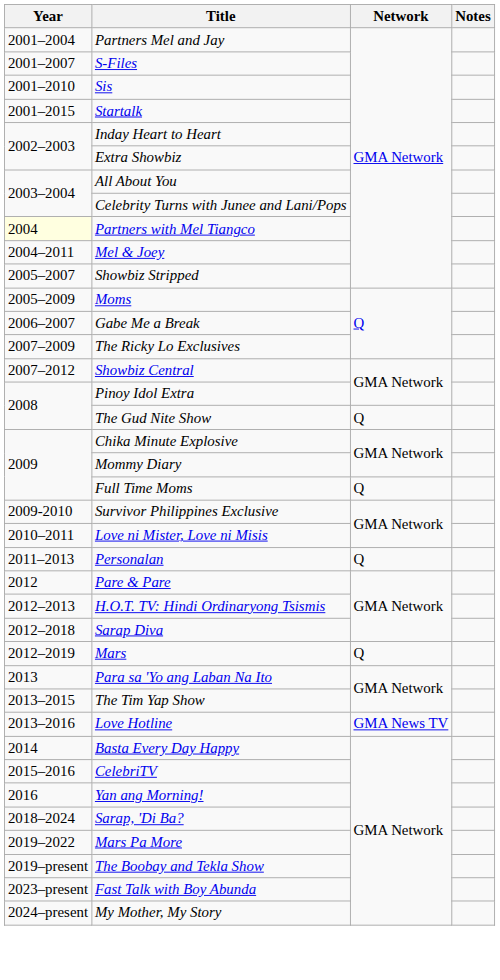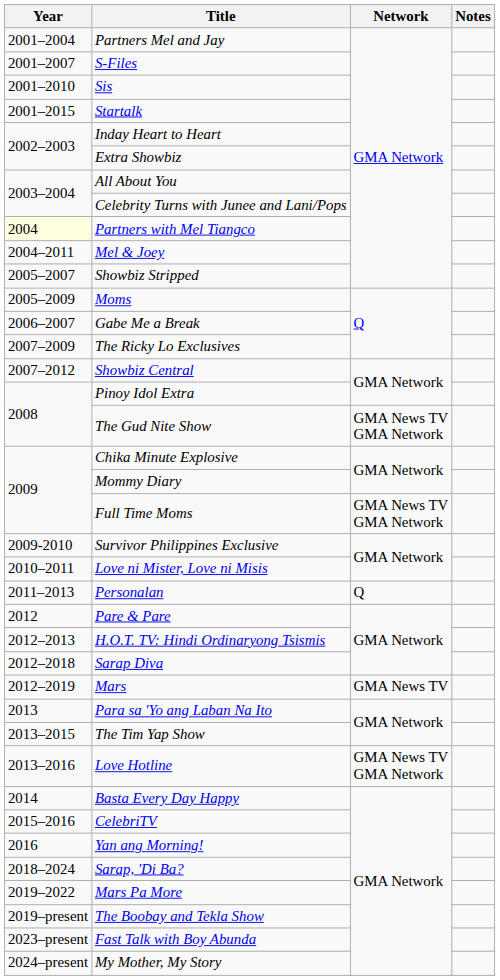(359, 417) Q -> (401, 425) GMA News TV GMA Network
(359, 488) Q -> (401, 513) GMA News TV GMA Network
(359, 653) Q -> (401, 686) GMA News TV
(401, 724) GMA News TV -> (401, 766) GMA News TV GMA Network
